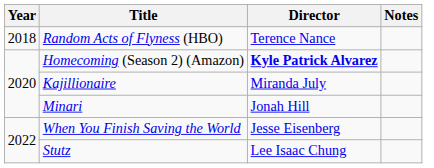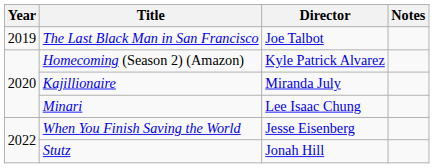- row: (133, 38)
+ row: (151, 38)
(314, 60) bold -> (325, 60) normal
(280, 106) Jonah Hill -> (313, 106) Lee Isaac Chung
(298, 151) Lee Isaac Chung -> (295, 151) Jonah Hill
